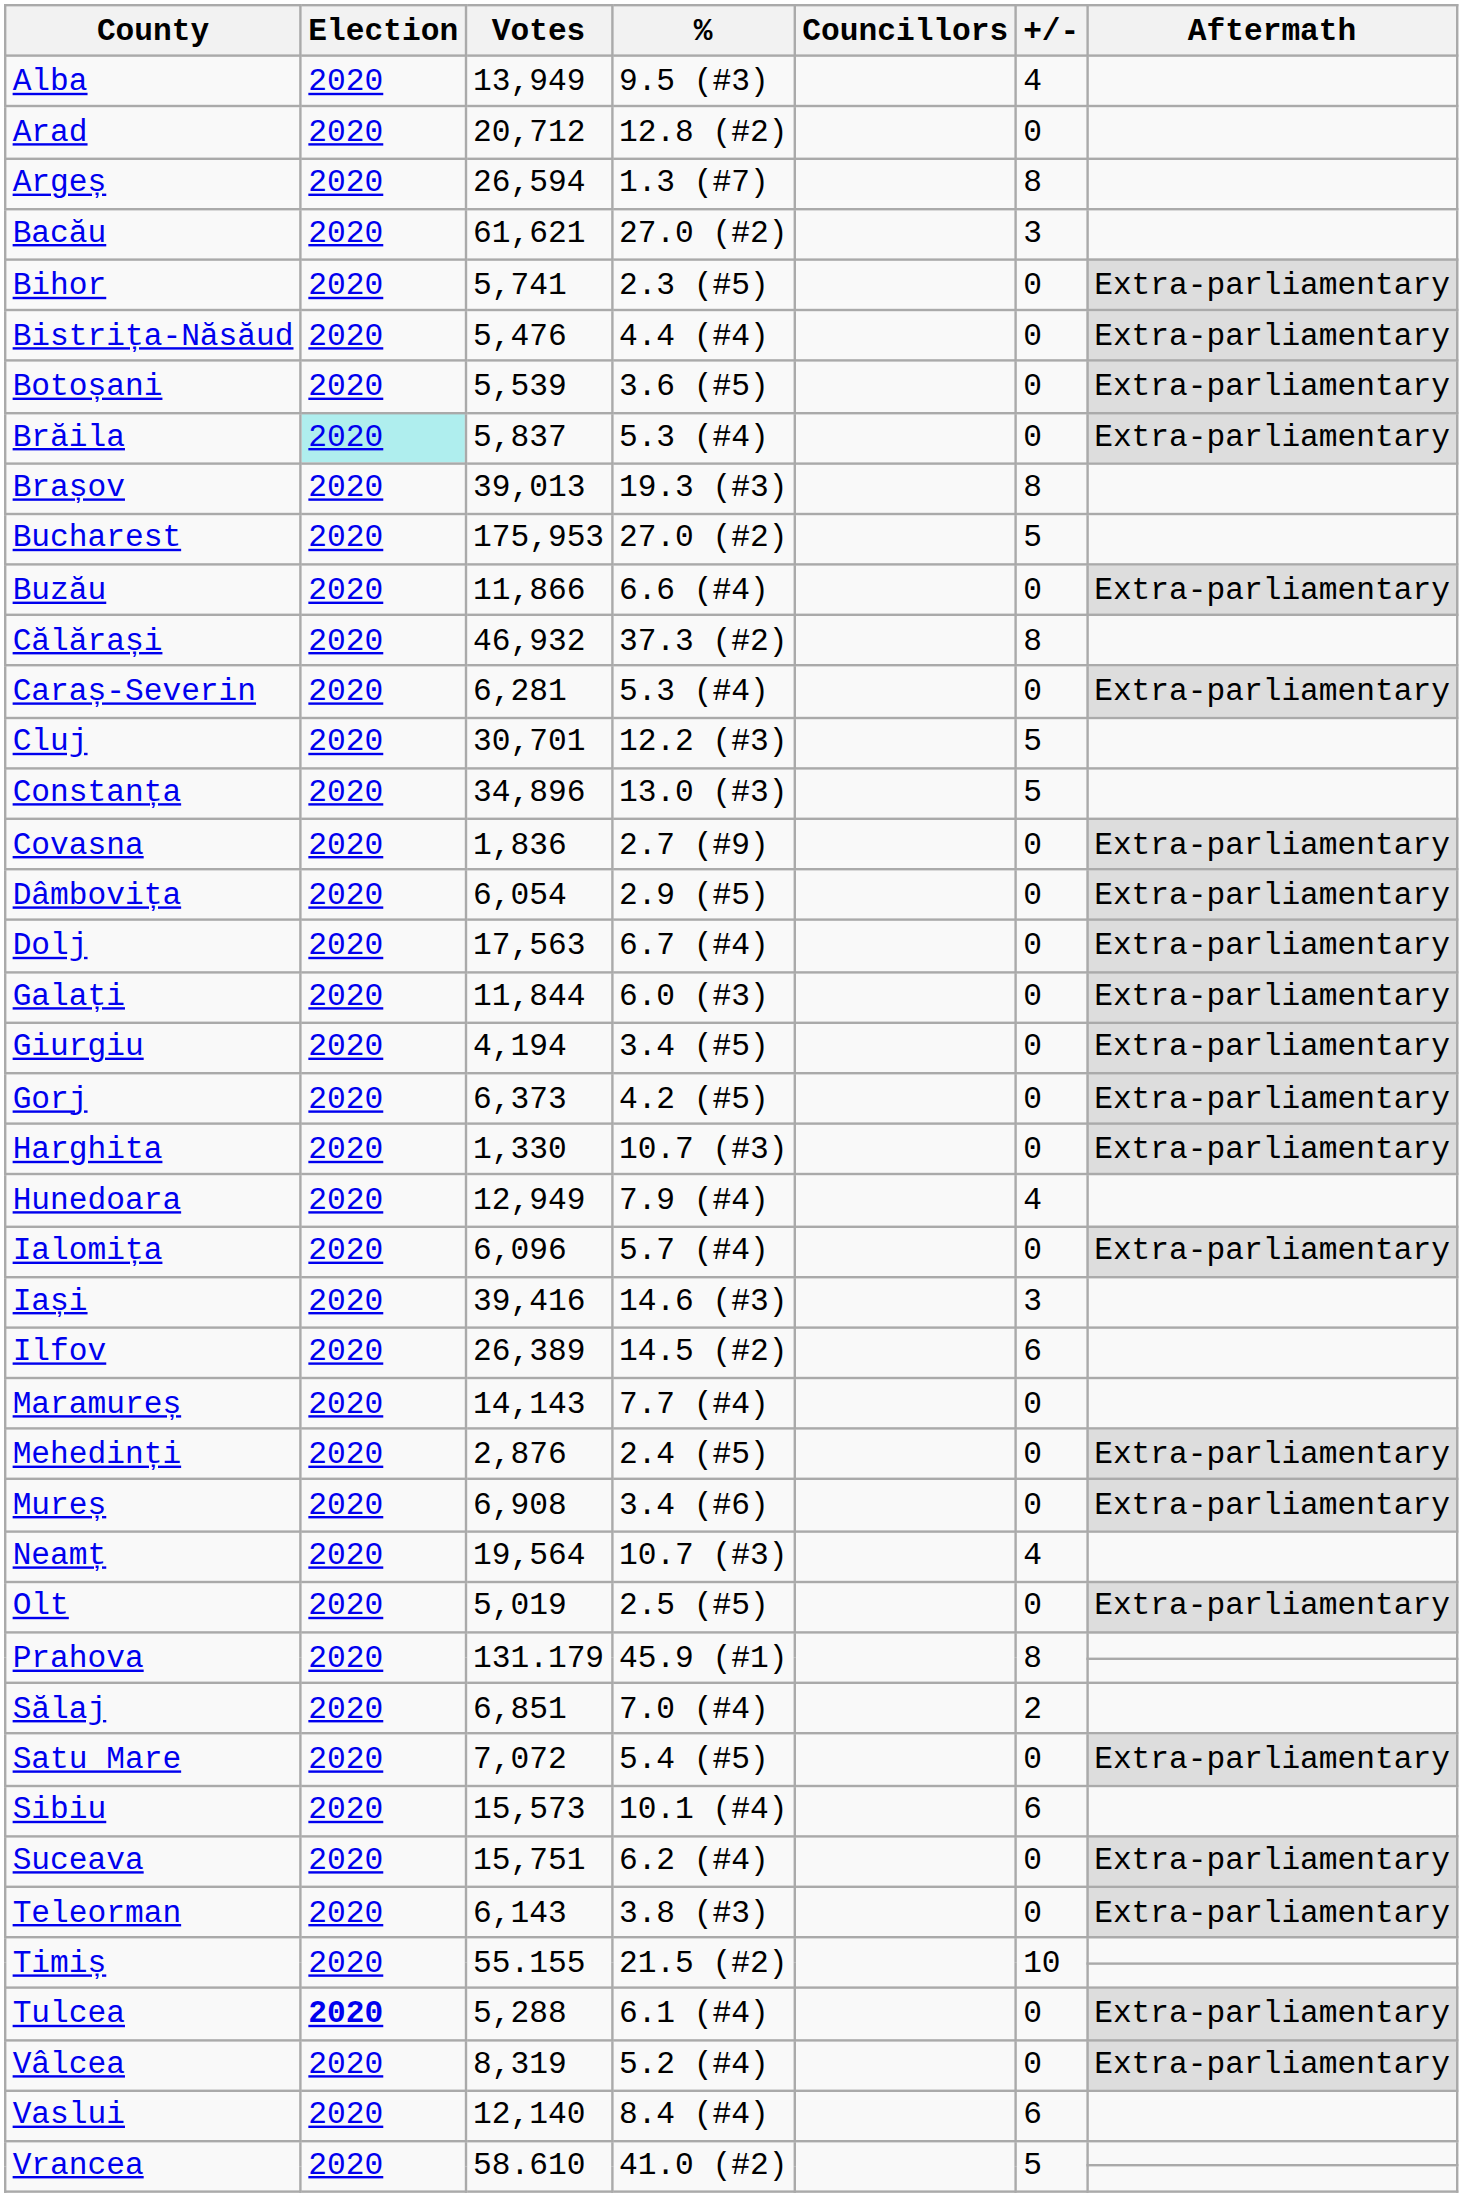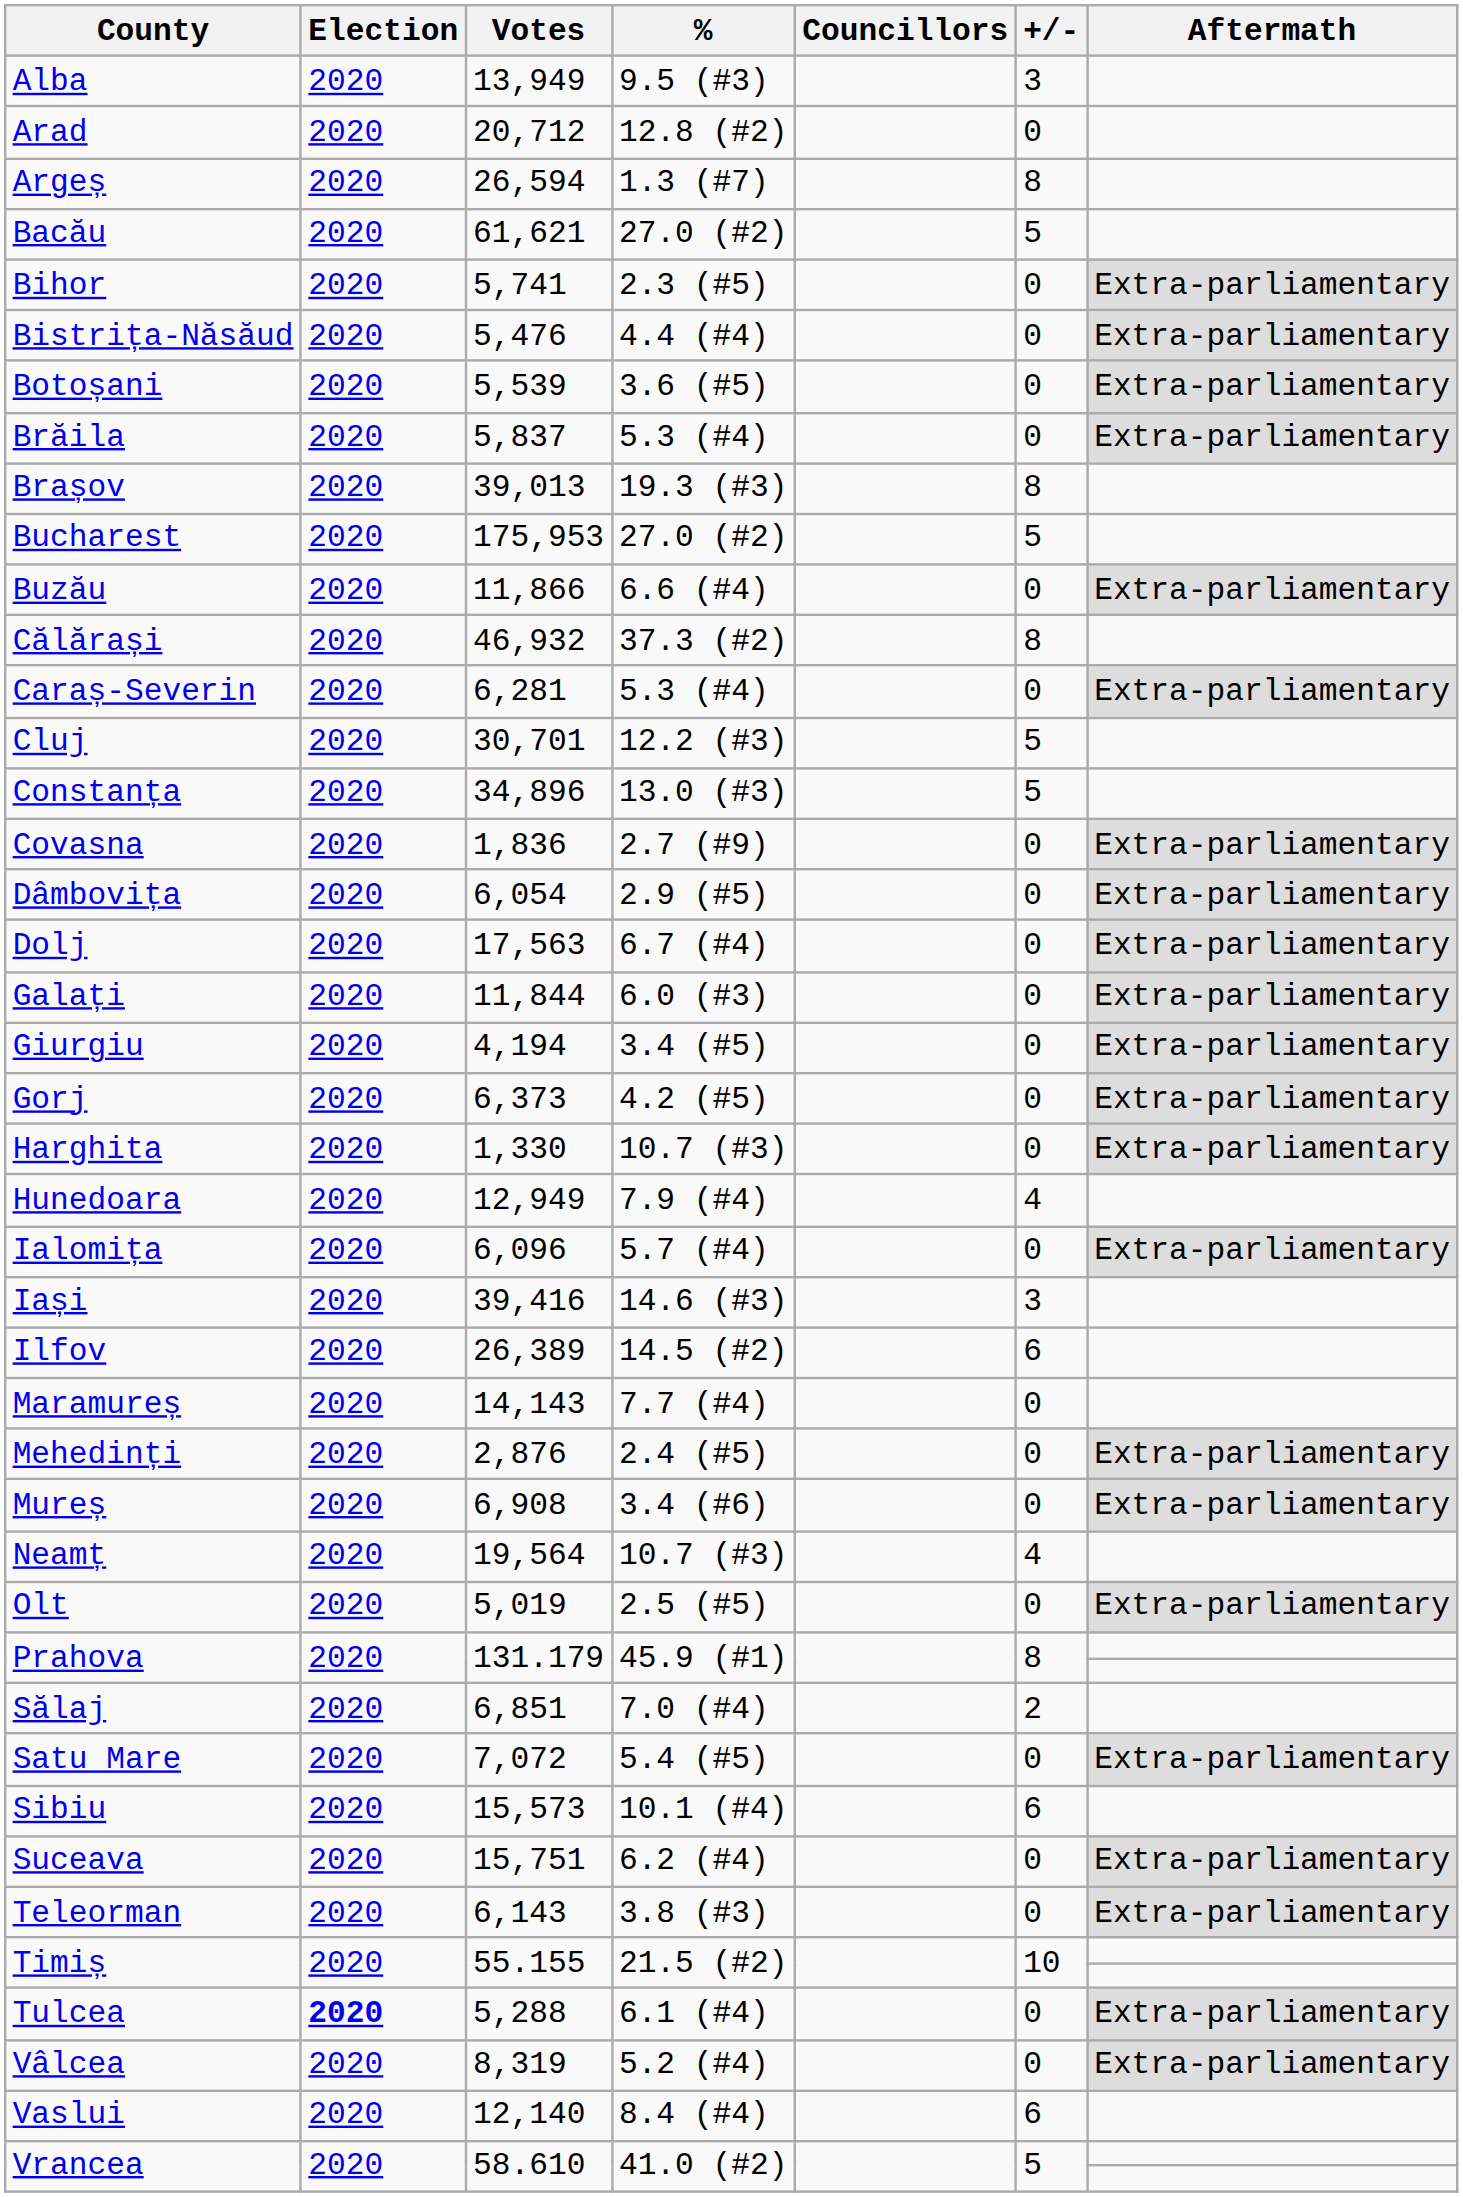(1033, 81) 4 -> (1033, 81) 3
(1033, 234) 3 -> (1033, 234) 5
(346, 437) paleturquoise background -> (346, 437) no background
